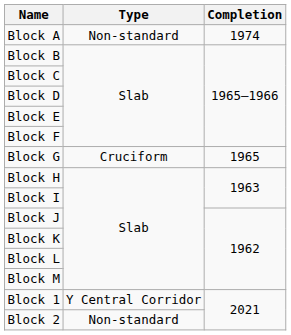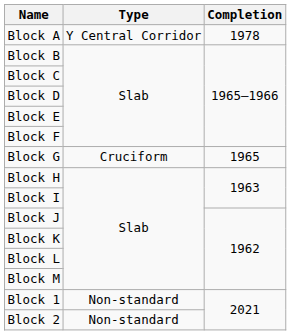(134, 35) Non-standard -> (134, 35) Y Central Corridor
(245, 35) 1974 -> (245, 35) 1978
(134, 299) Y Central Corridor -> (134, 299) Non-standard
